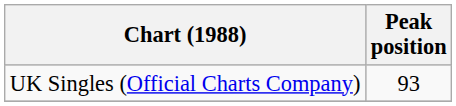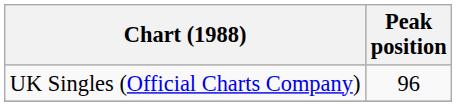(409, 82) 93 -> (409, 82) 96
